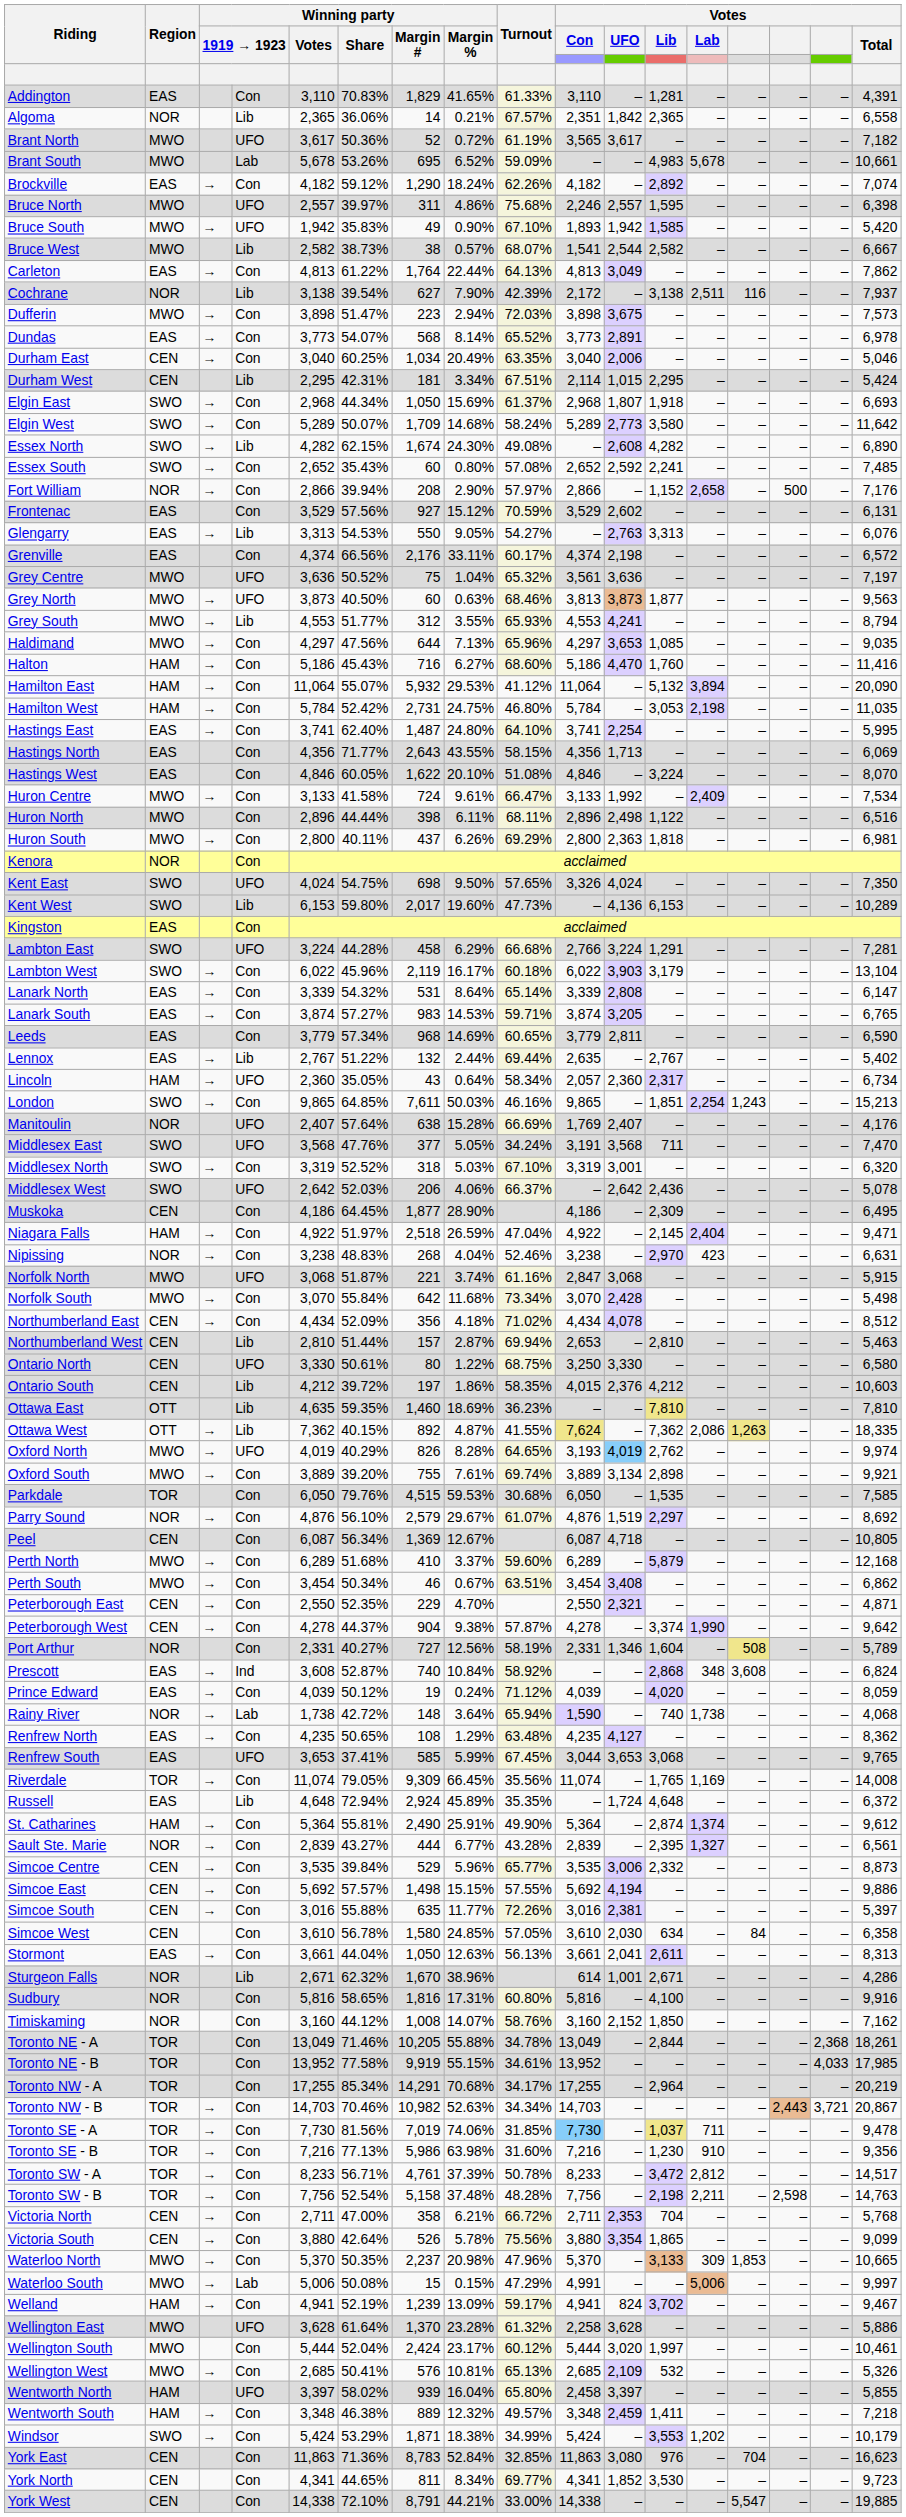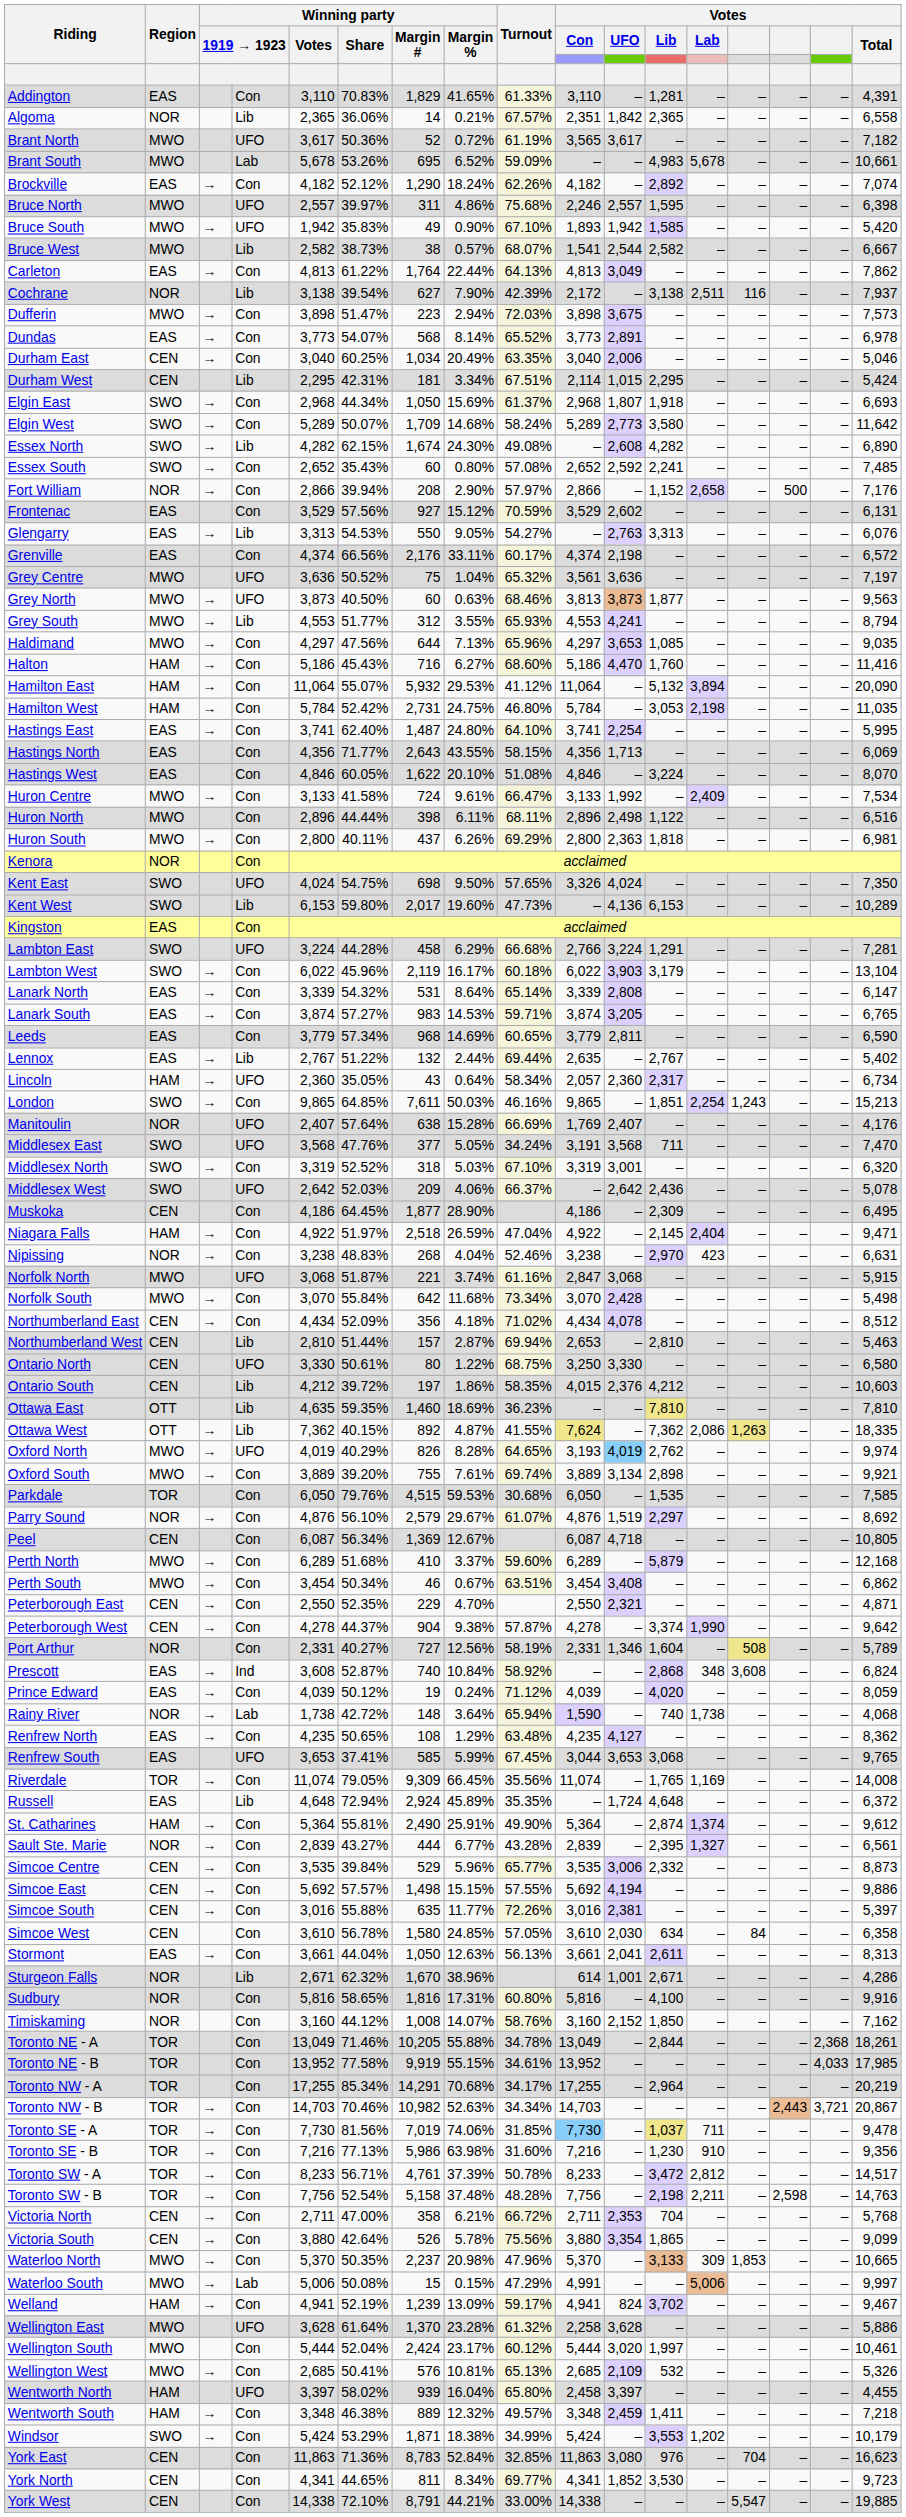(365, 183) 59.12% -> (365, 183) 52.12%
(429, 1189) 206 -> (429, 1189) 209
(880, 2392) 5,855 -> (880, 2392) 4,455
